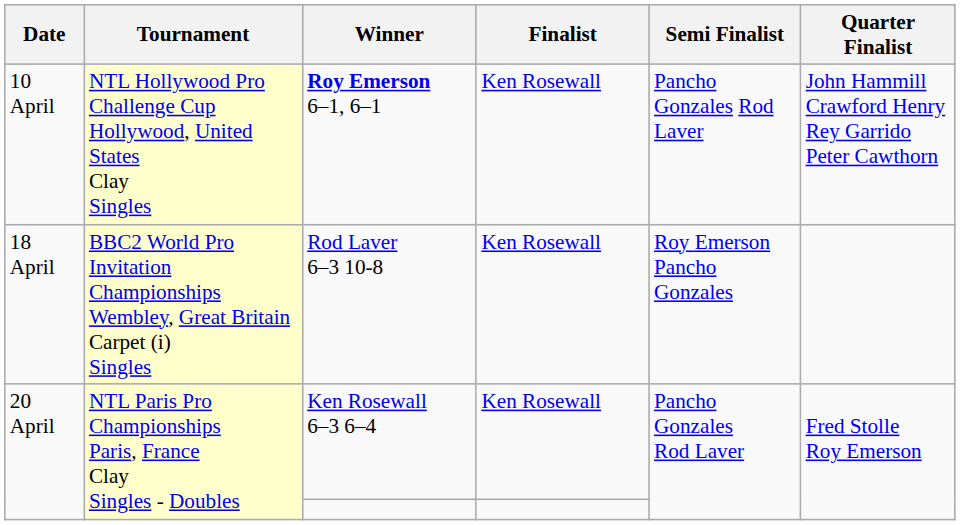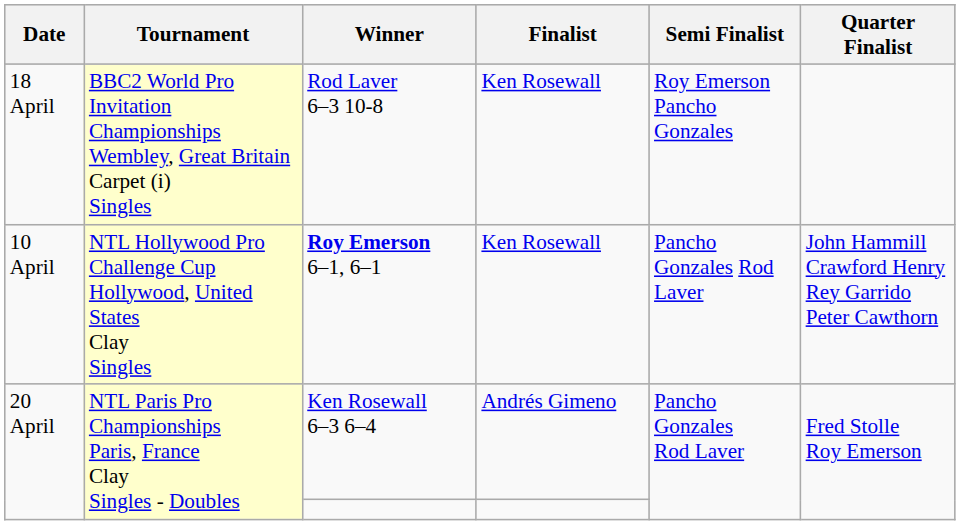rows swapped: (369, 94) <-> (352, 253)
(541, 401) Ken Rosewall -> (549, 401) Andrés Gimeno
